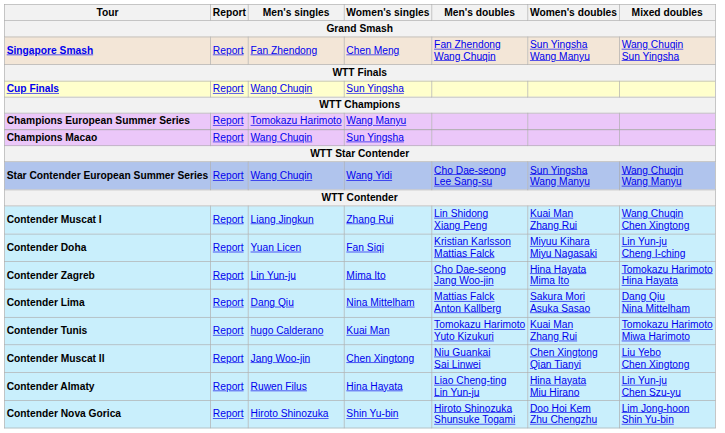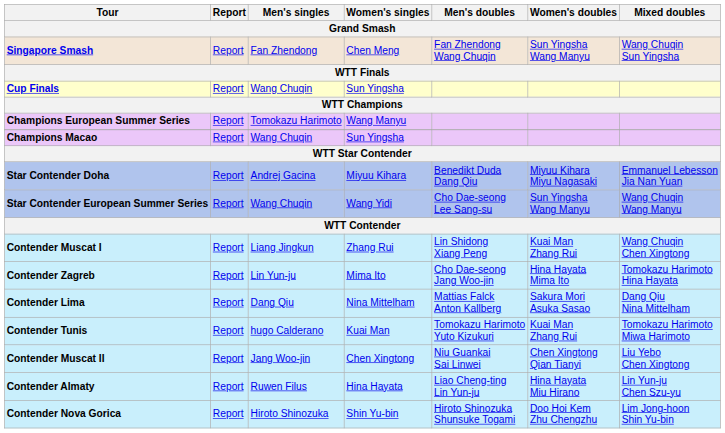+ row: (58, 176)
- row: (47, 247)
